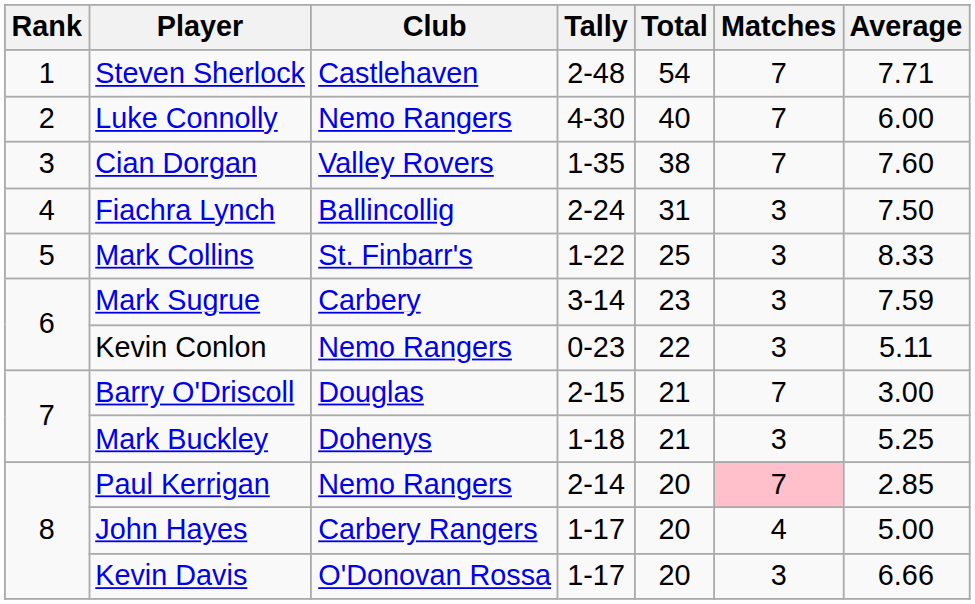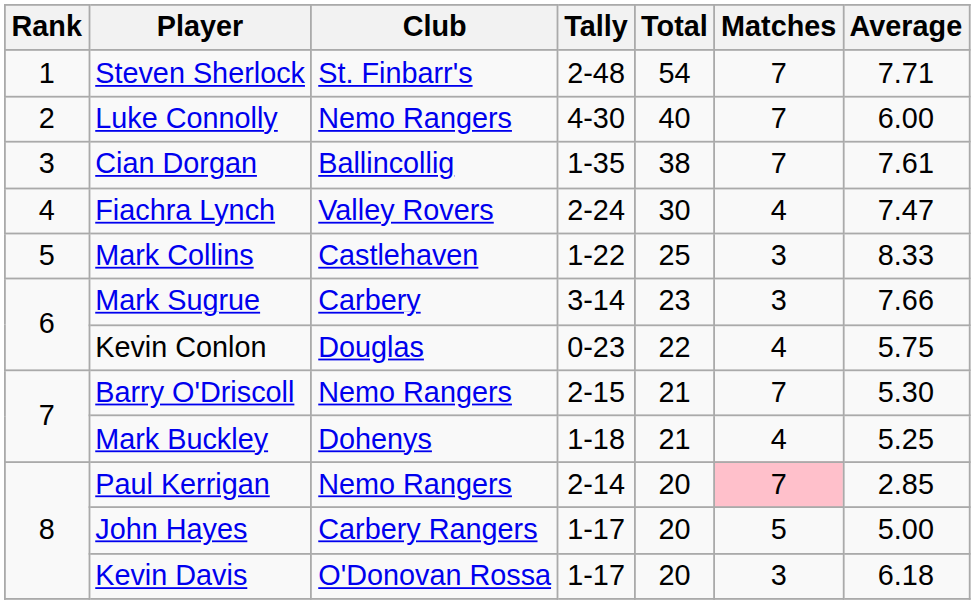(398, 73) Castlehaven -> (395, 73) St. Finbarr's
(406, 164) Valley Rovers -> (386, 164) Ballincollig
(906, 164) 7.60 -> (906, 164) 7.61
(386, 210) Ballincollig -> (406, 210) Valley Rovers
(674, 210) 31 -> (674, 210) 30
(779, 210) 3 -> (779, 210) 4
(906, 210) 7.50 -> (906, 210) 7.47
(395, 255) St. Finbarr's -> (398, 255) Castlehaven
(906, 301) 7.59 -> (906, 301) 7.66
(415, 347) Nemo Rangers -> (371, 347) Douglas
(779, 347) 3 -> (779, 347) 4
(906, 347) 5.11 -> (906, 347) 5.75
(371, 392) Douglas -> (415, 392) Nemo Rangers
(906, 392) 3.00 -> (906, 392) 5.30
(779, 438) 3 -> (779, 438) 4
(779, 529) 4 -> (779, 529) 5
(906, 575) 6.66 -> (906, 575) 6.18
